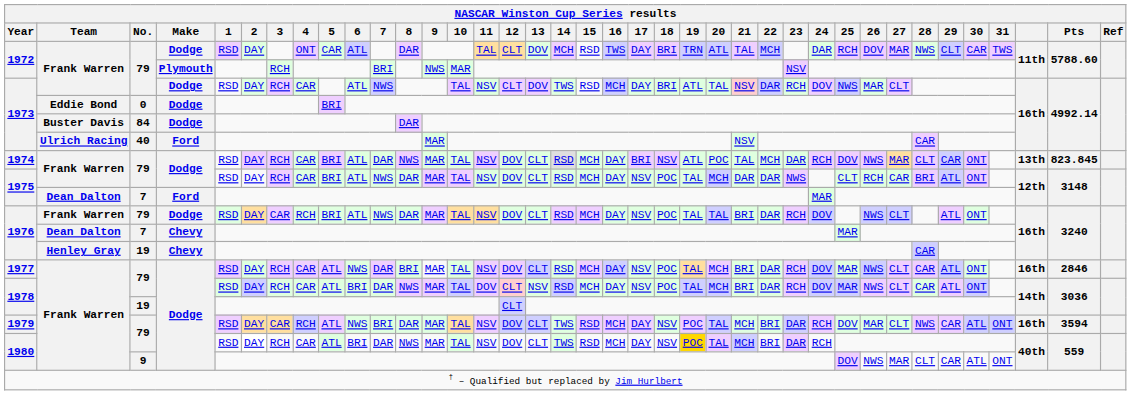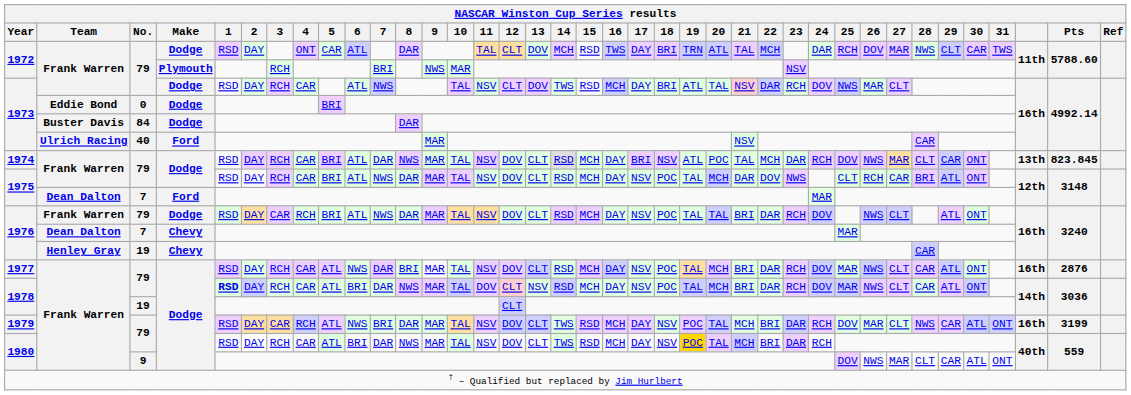(770, 178) DAR -> (770, 178) DOV
(1074, 269) 2846 -> (1074, 269) 2876
(228, 287) normal -> (228, 287) bold
(1074, 324) 3594 -> (1074, 324) 3199
